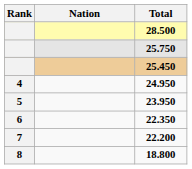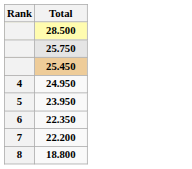- column: (84, 12)
